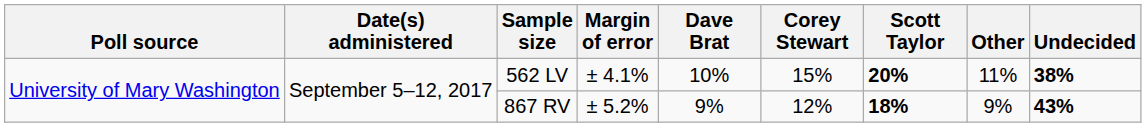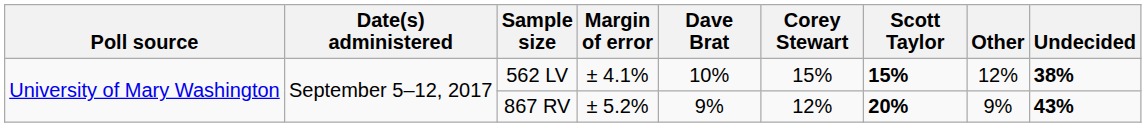(888, 74) 20% -> (888, 74) 15%
(998, 74) 11% -> (998, 74) 12%
(888, 106) 18% -> (888, 106) 20%
